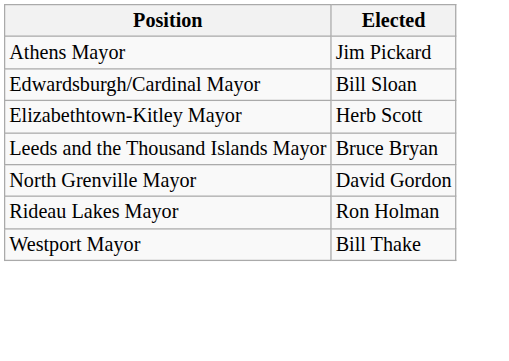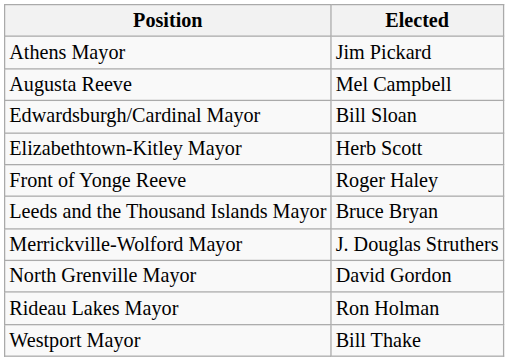+ row: (71, 84)
+ row: (98, 180)
+ row: (126, 244)
